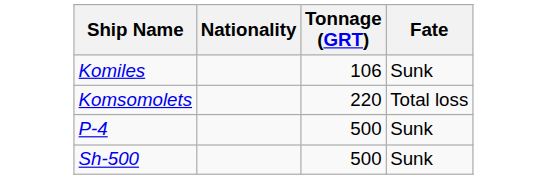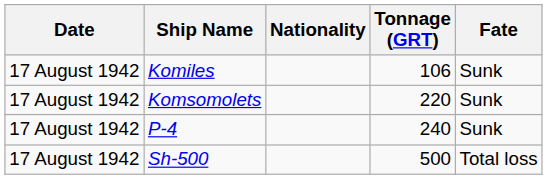+ column: (74, 29)
(429, 99) Total loss -> (481, 99) Sunk
(366, 129) 500 -> (435, 129) 240
(412, 159) Sunk -> (499, 159) Total loss
